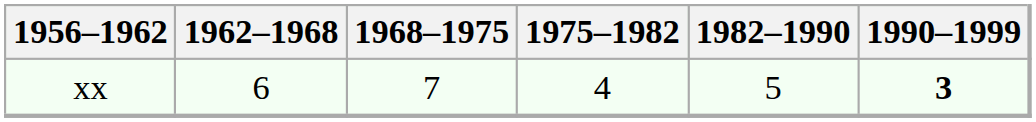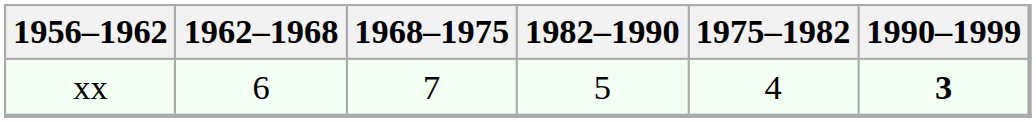columns swapped: (602, 31) <-> (773, 31)
